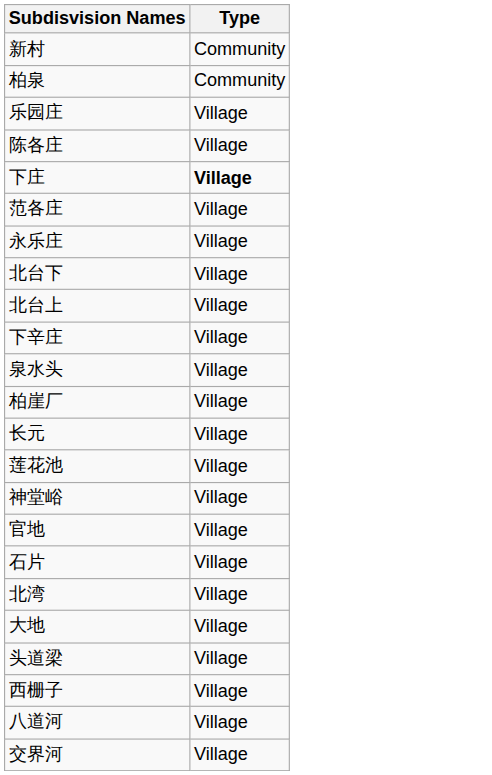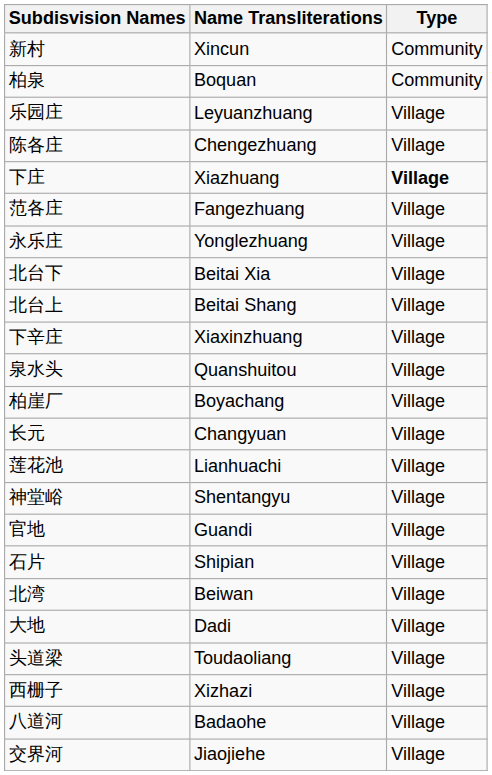+ column: (288, 18)
